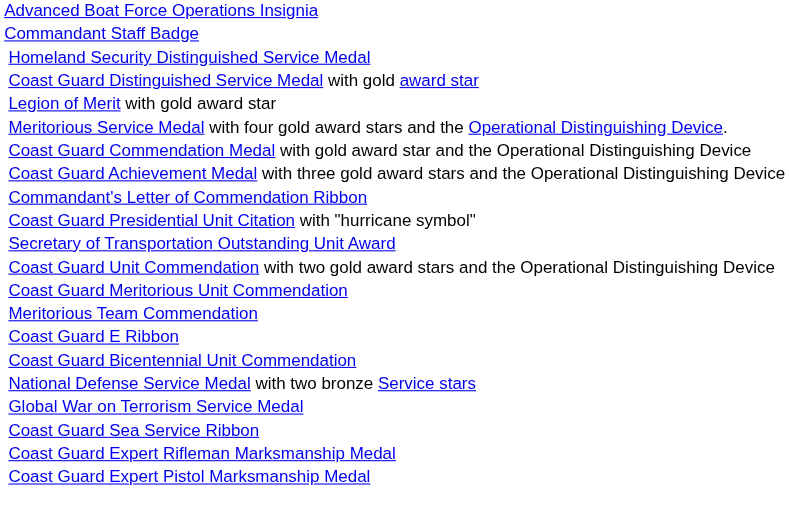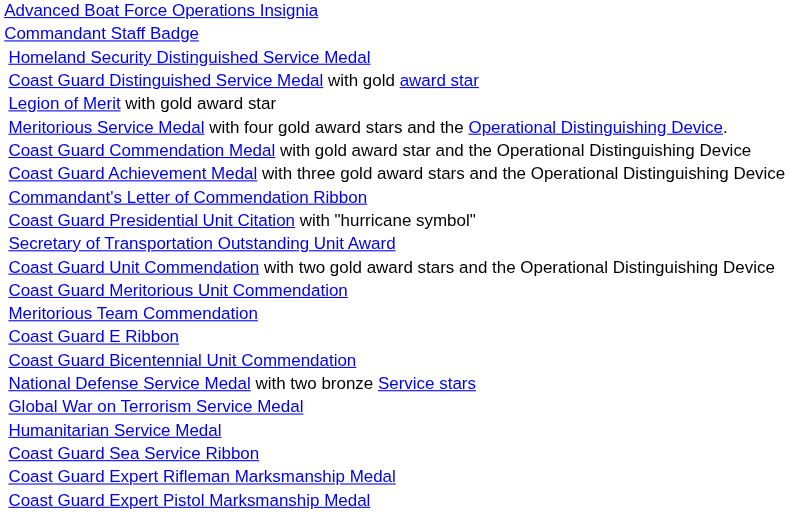+ row: (115, 430)
